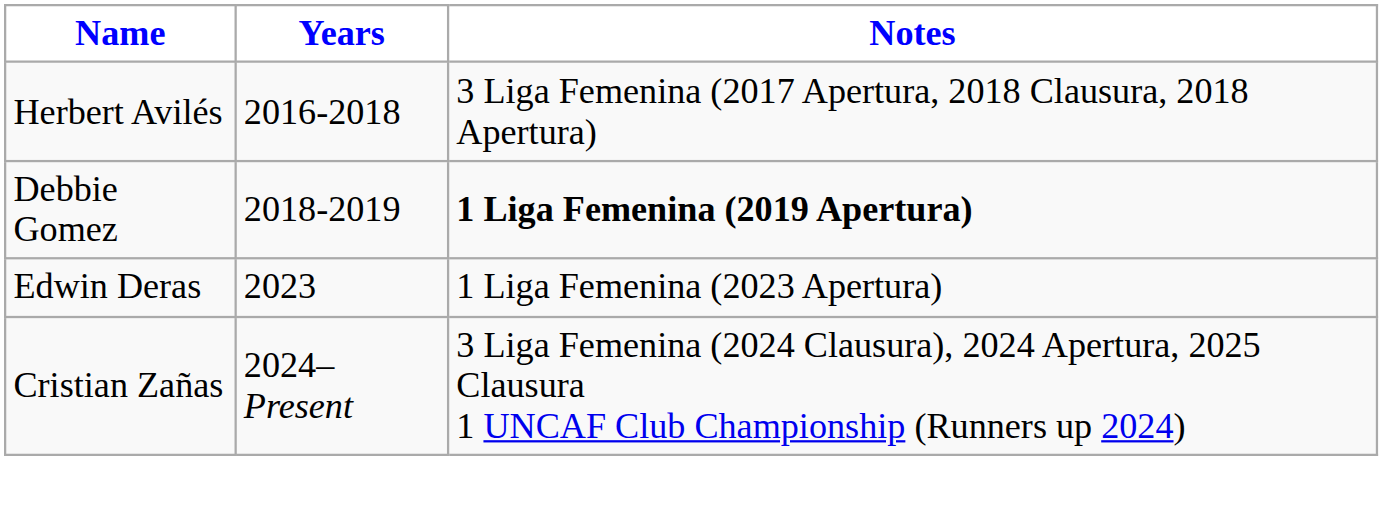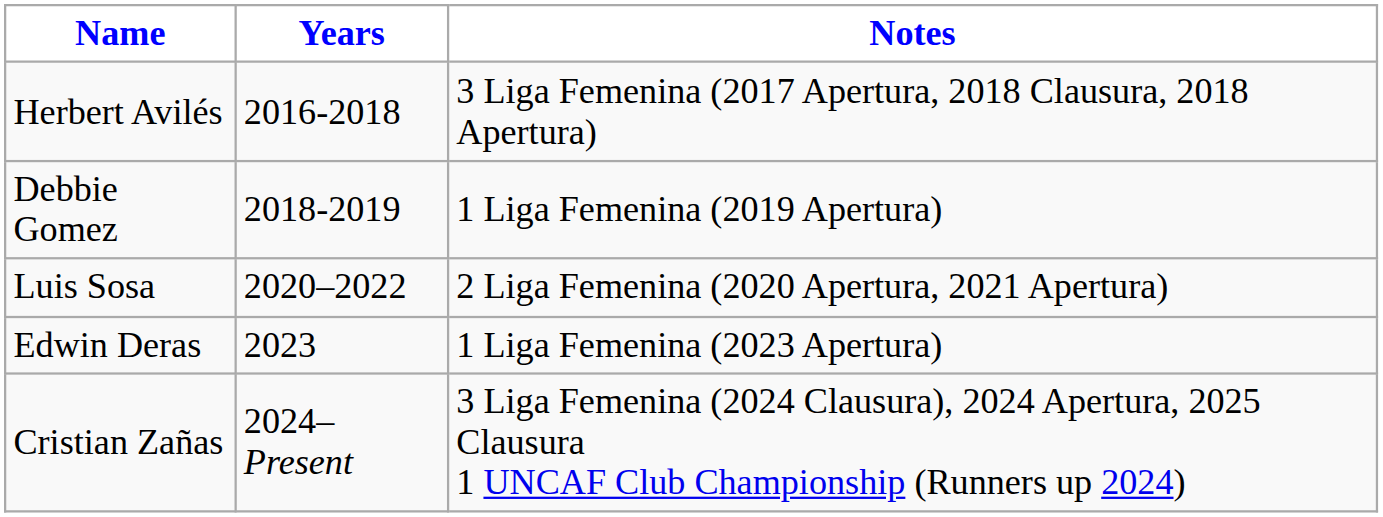(714, 208) bold -> (699, 208) normal
+ row: (84, 286)
